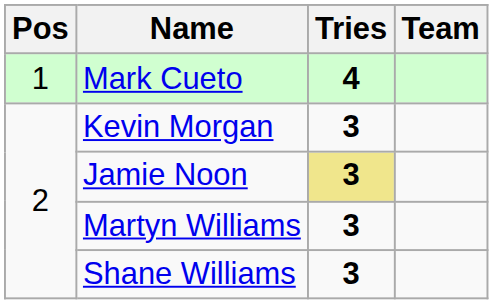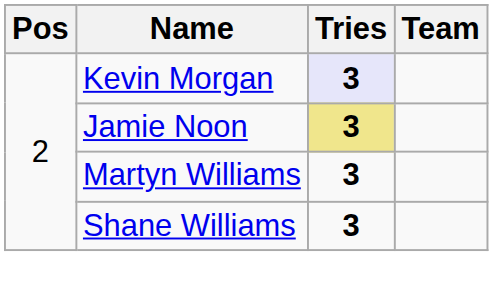- row: (163, 77)
(351, 126) no background -> (351, 77) lavender background
